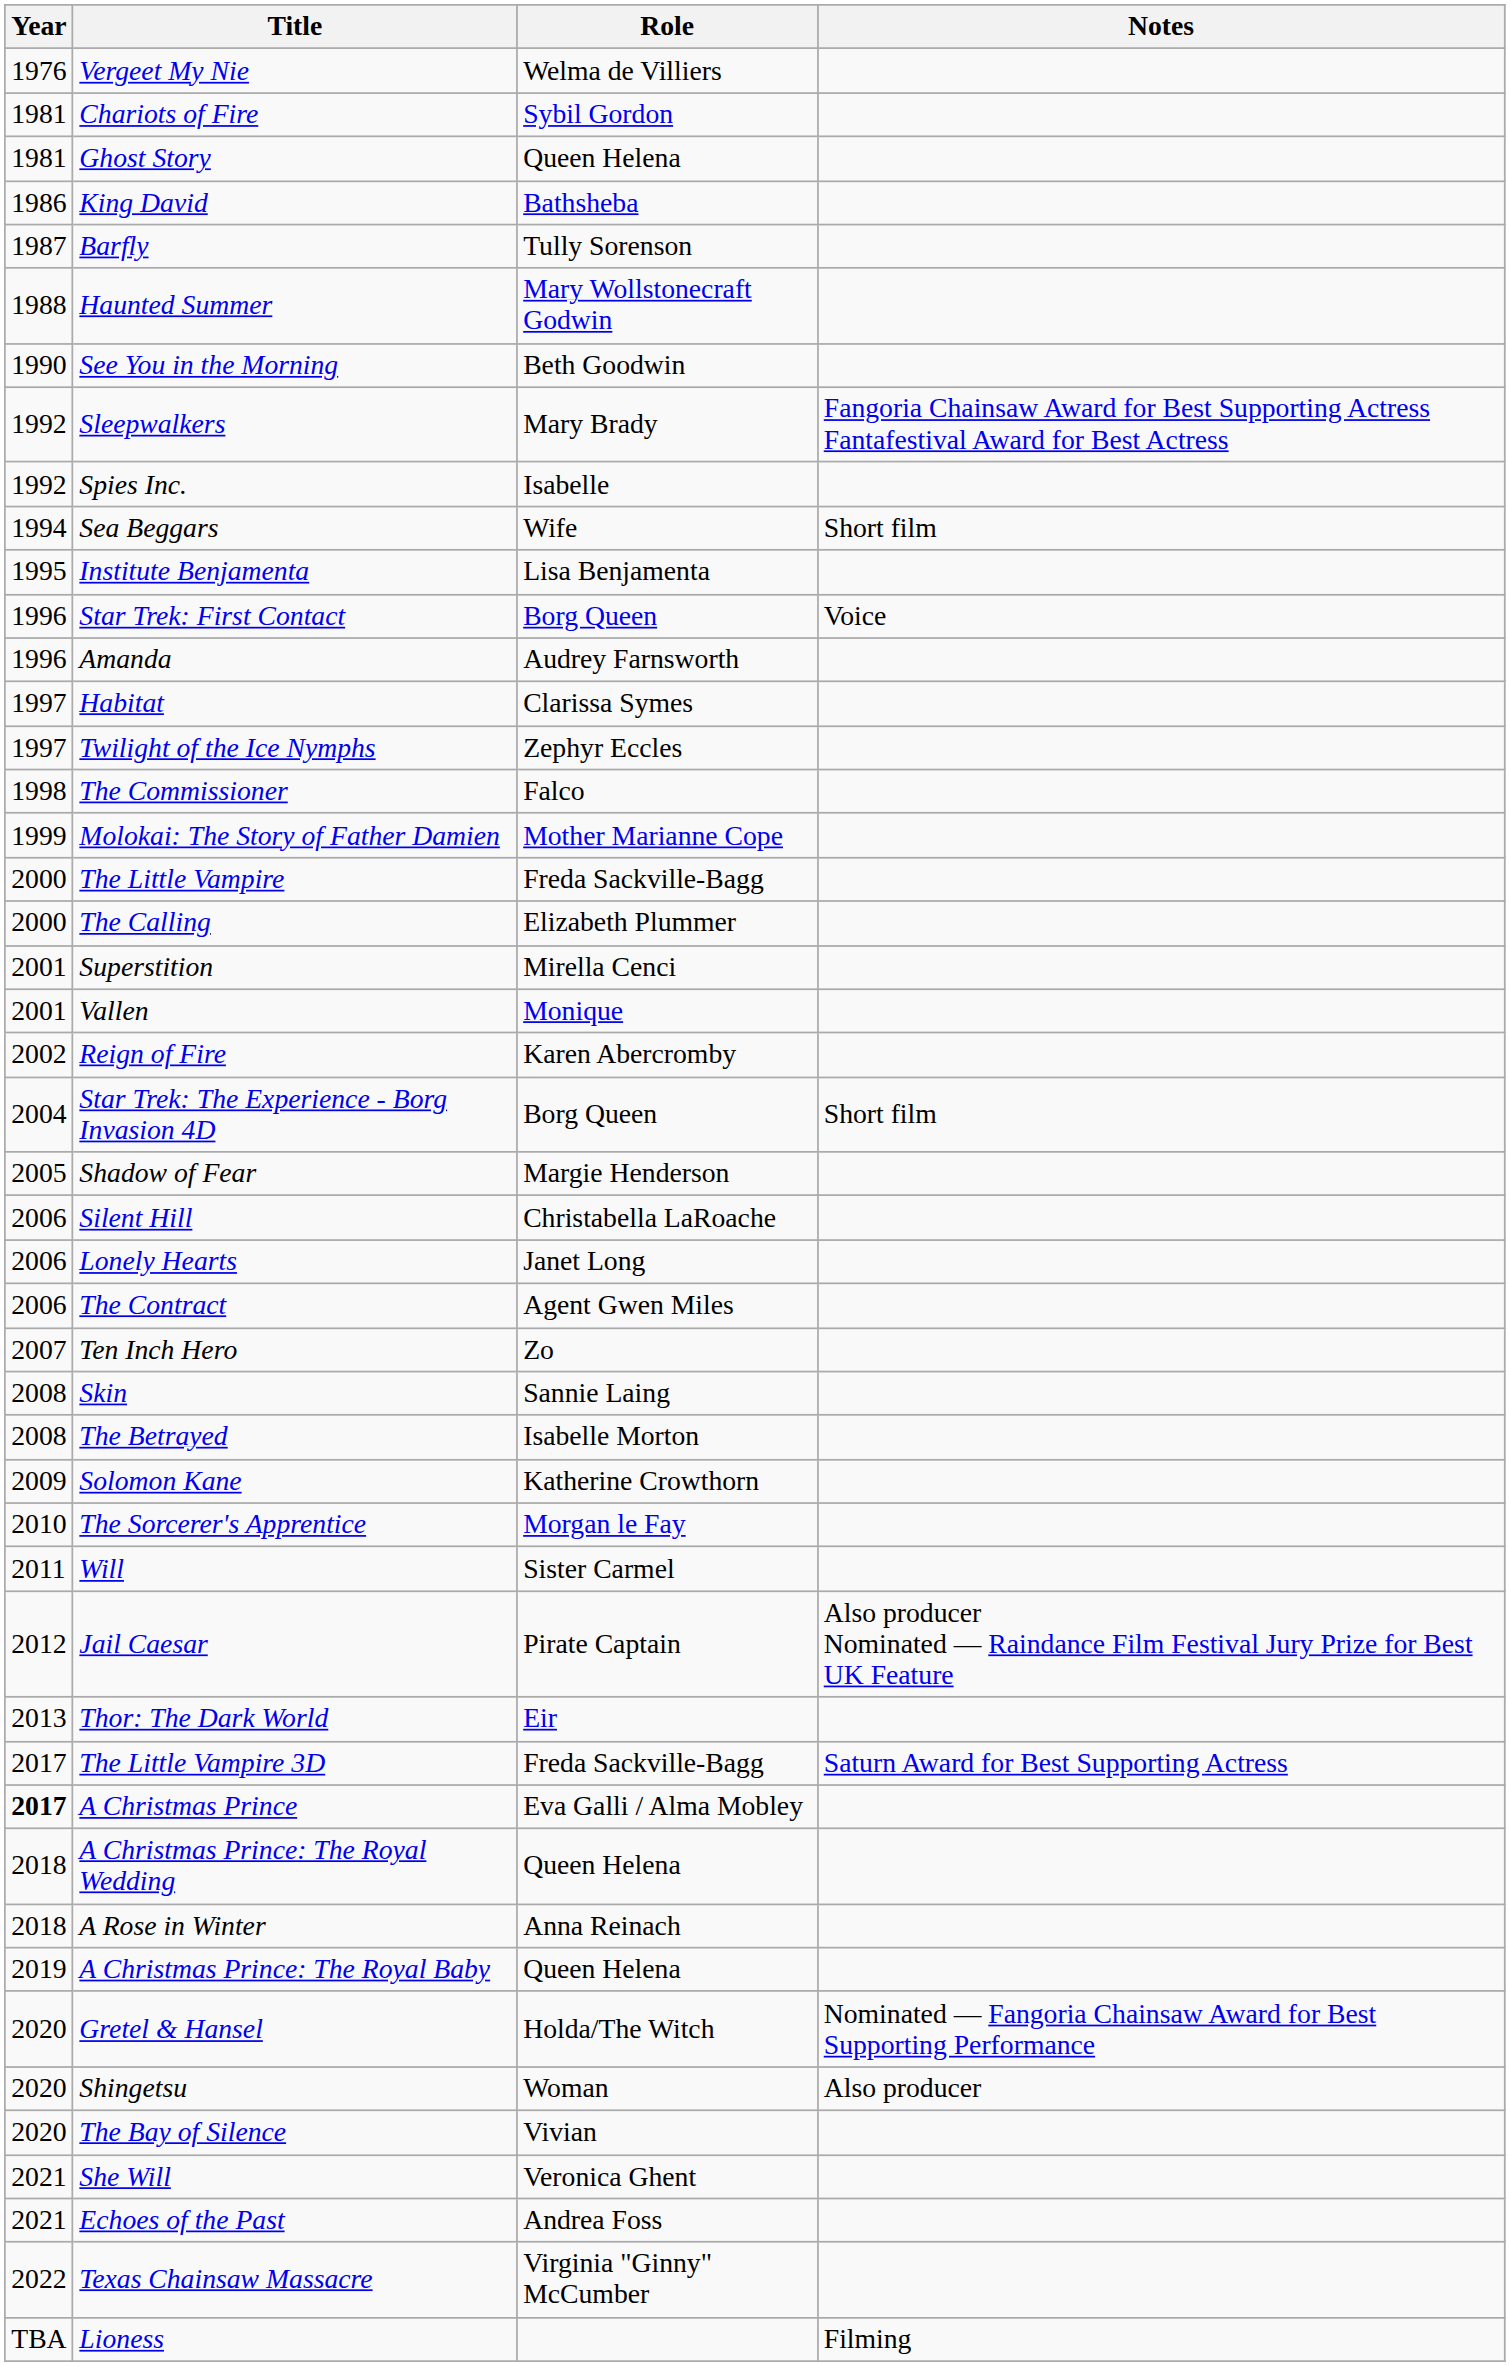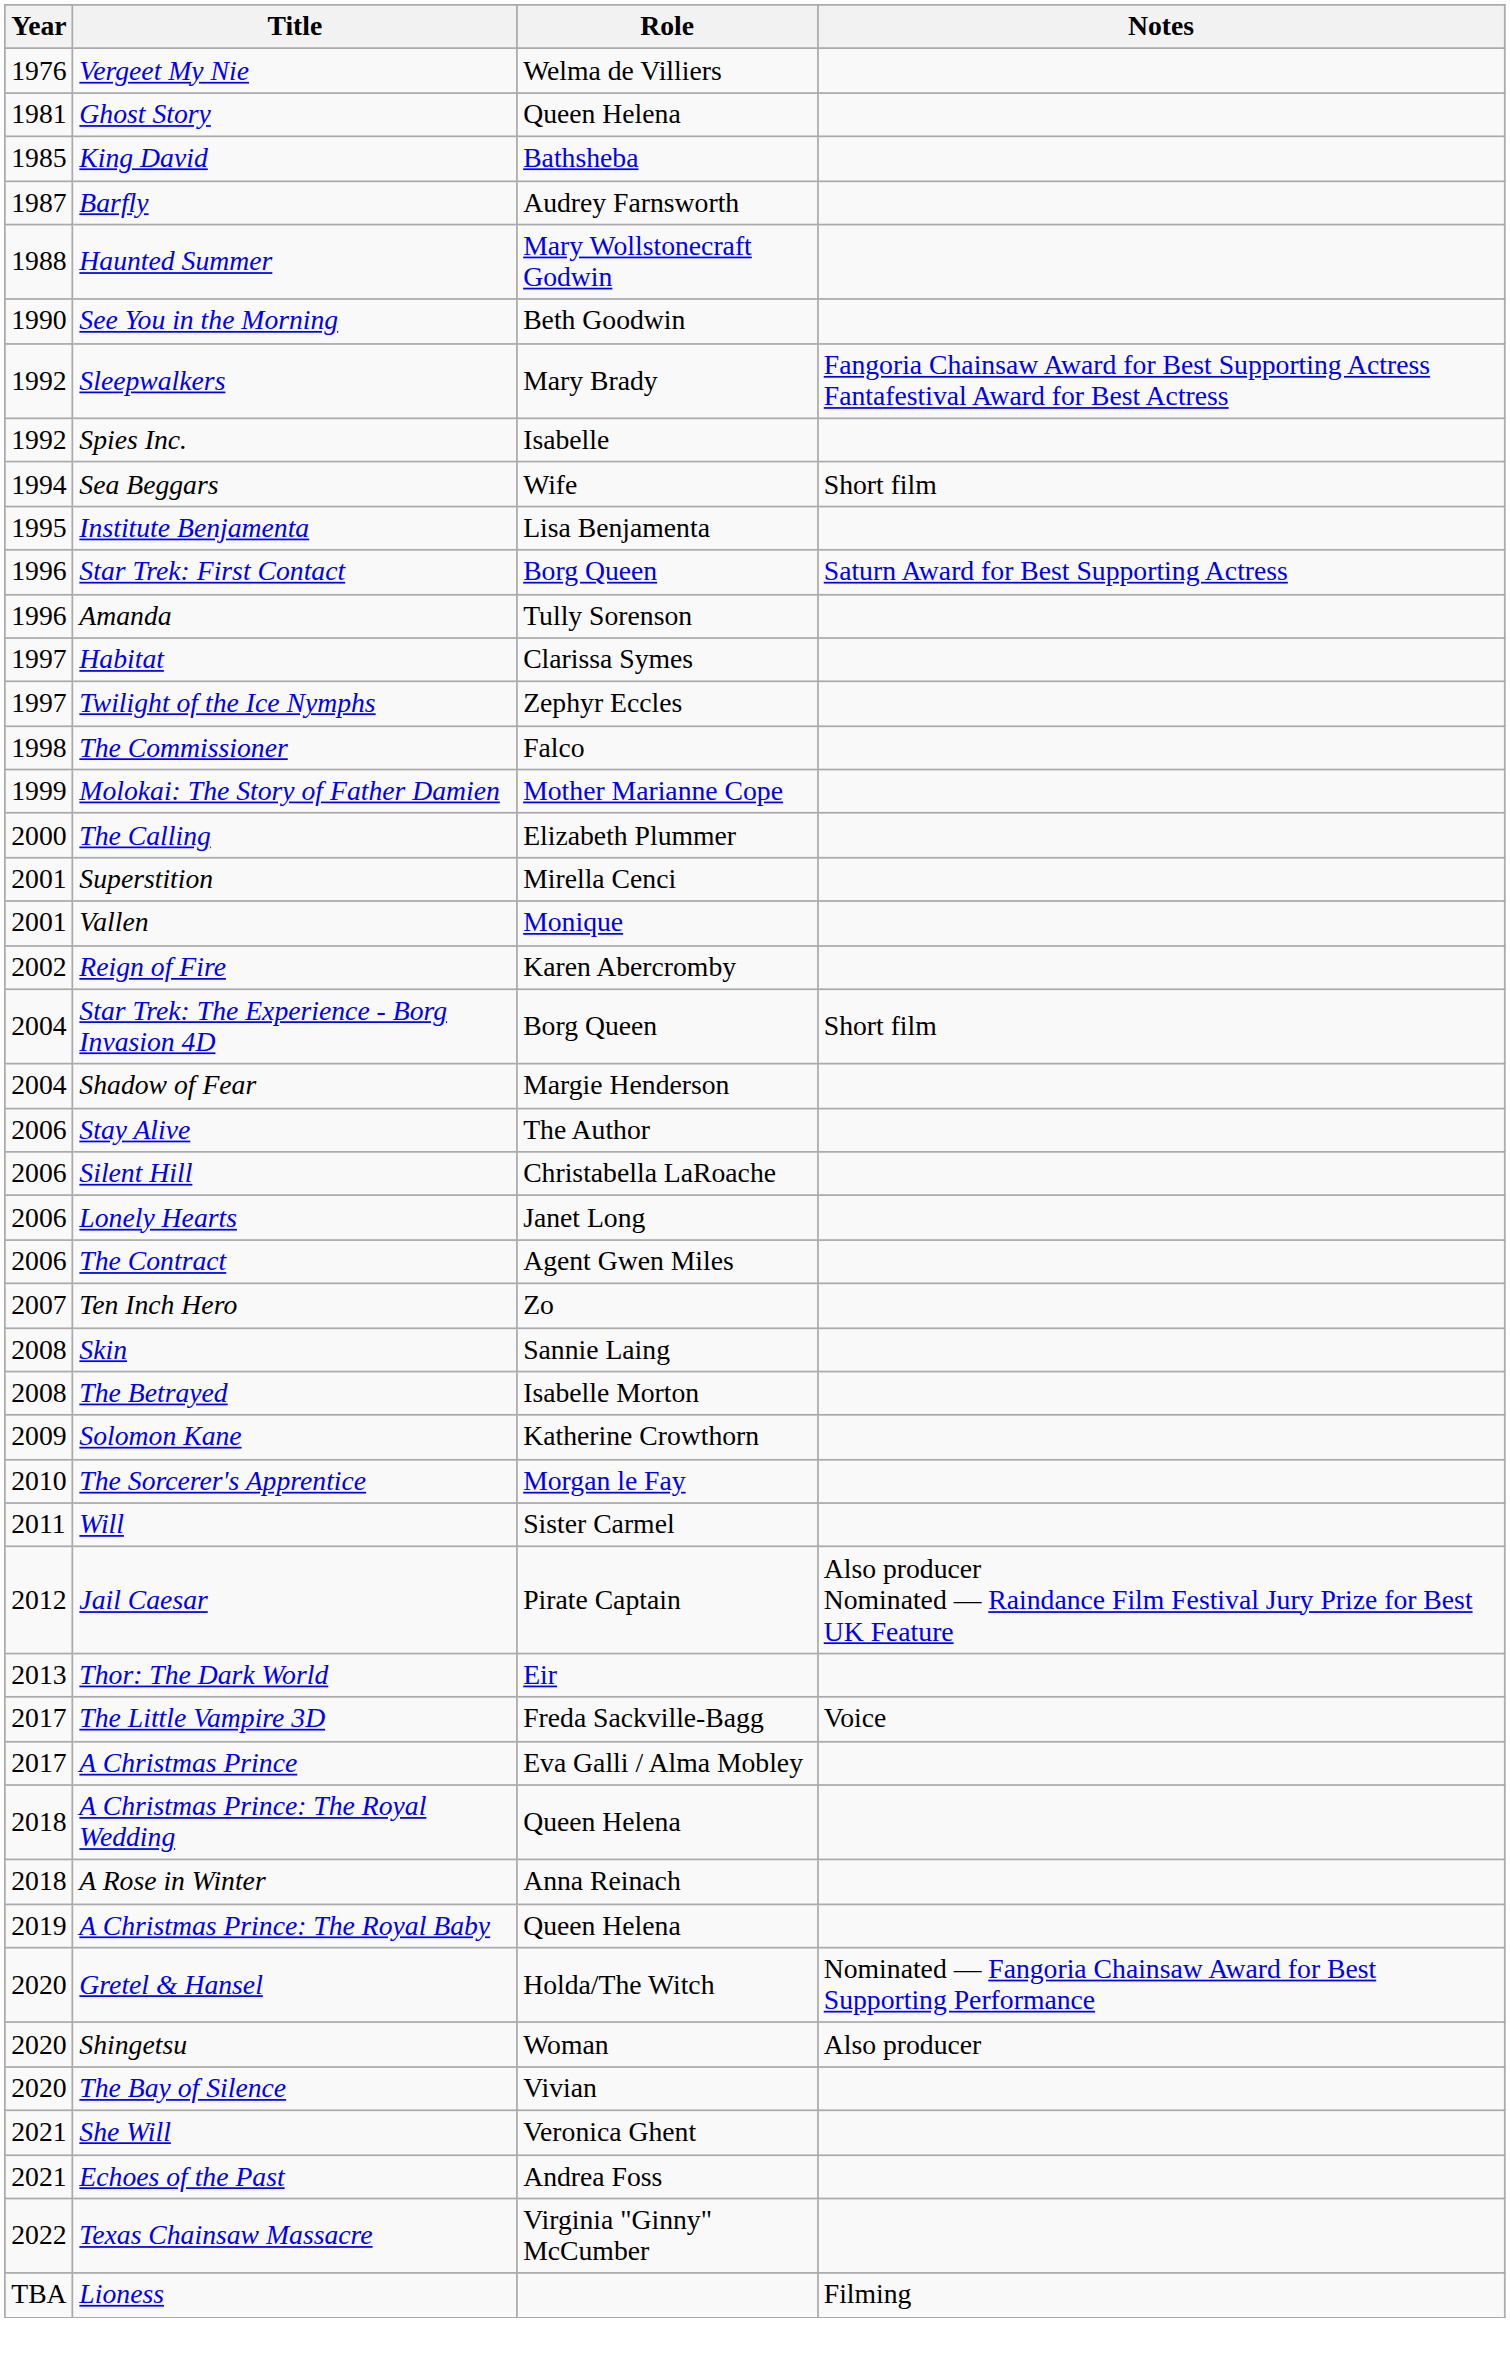- row: (169, 114)
(39, 202) 1986 -> (39, 158) 1985
(608, 245) Tully Sorenson -> (631, 202) Audrey Farnsworth
(855, 615) Voice -> (1056, 571) Saturn Award for Best Supporting Actress
(631, 659) Audrey Farnsworth -> (608, 615) Tully Sorenson
- row: (182, 878)
(39, 1173) 2005 -> (39, 1085) 2004
+ row: (135, 1129)
(1056, 1762) Saturn Award for Best Supporting Actress -> (855, 1718) Voice
(39, 1806) bold -> (39, 1762) normal
